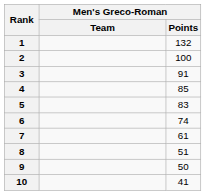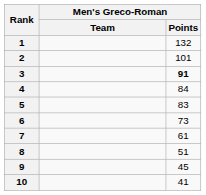(183, 58) 100 -> (183, 58) 101
(183, 74) normal -> (183, 74) bold
(183, 89) 85 -> (183, 89) 84
(183, 120) 74 -> (183, 120) 73
(183, 167) 50 -> (183, 167) 45
